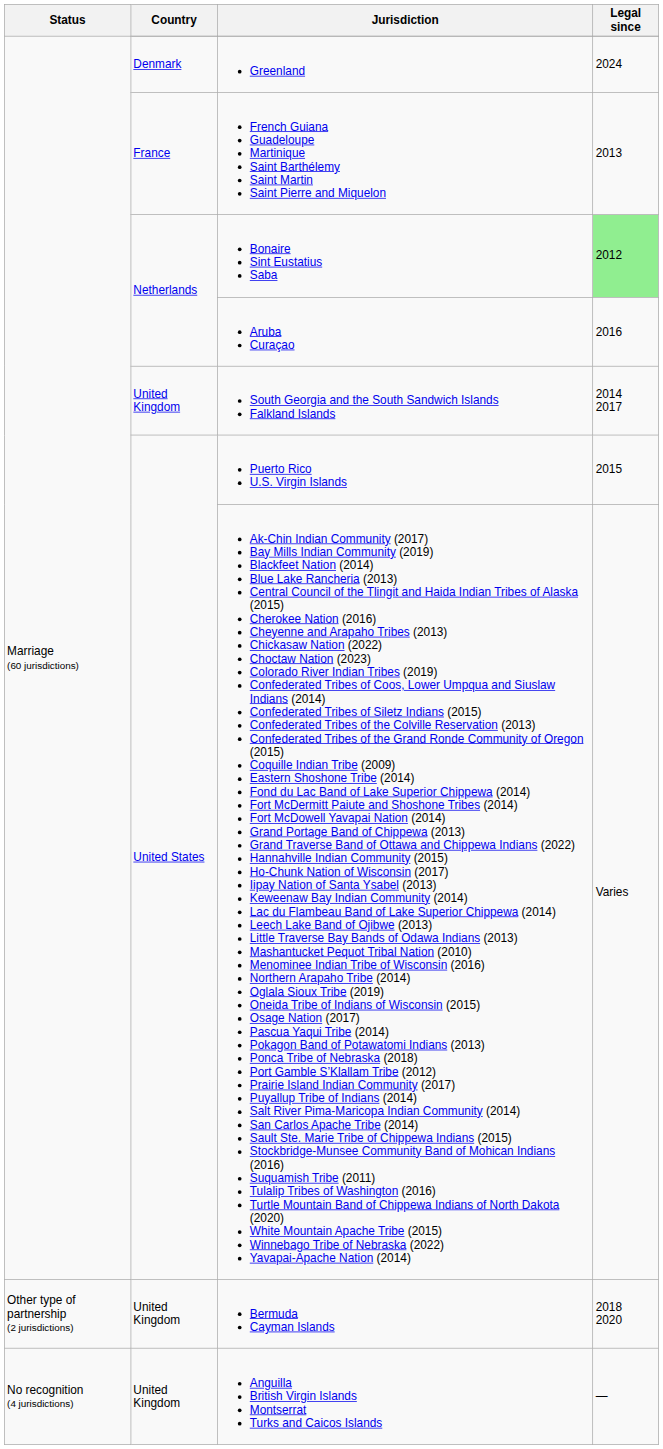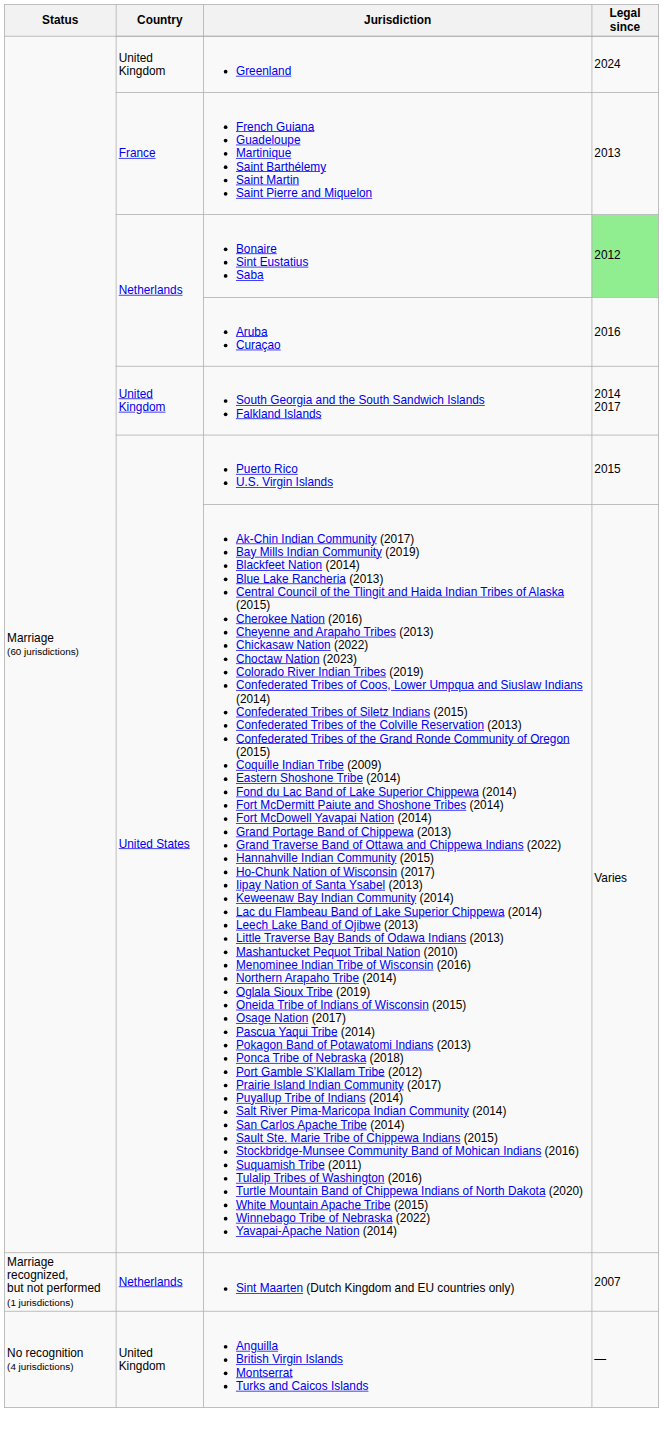(157, 64) Denmark -> (142, 64) United Kingdom
- row: (405, 1321)
+ row: (398, 1289)
